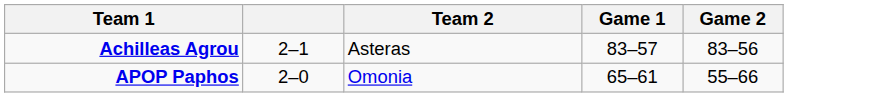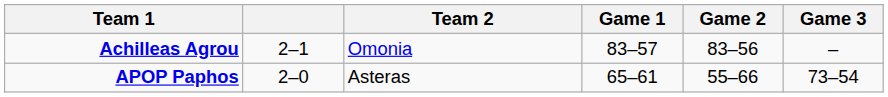+ column: (833, 19)
(379, 48) Asteras -> (380, 48) Omonia
(380, 77) Omonia -> (379, 77) Asteras
